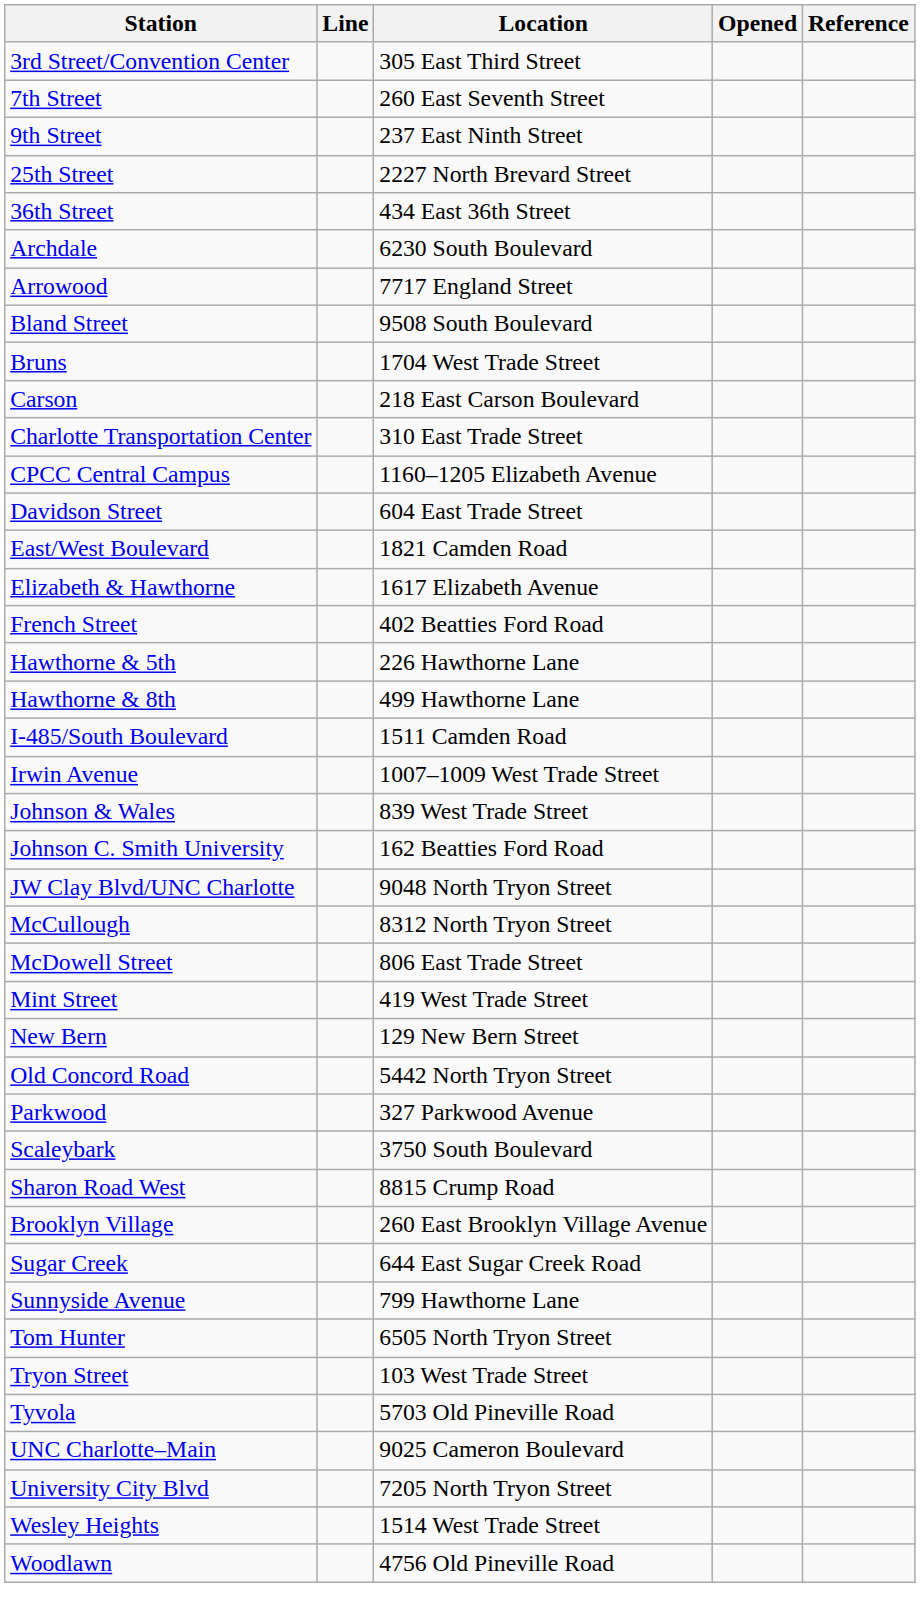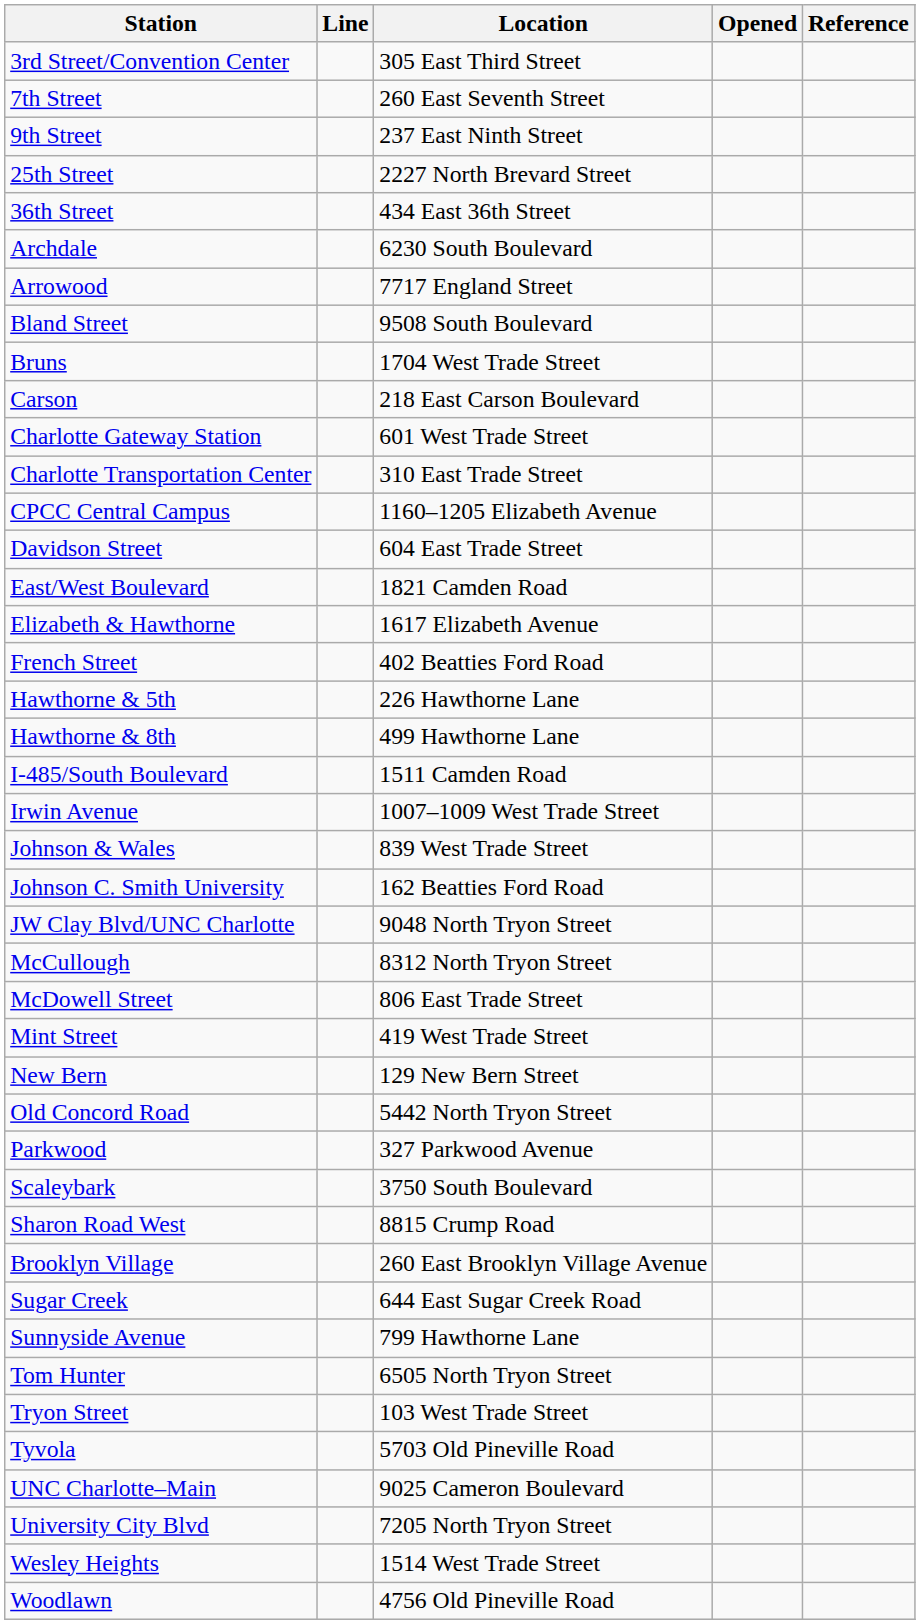+ row: (136, 436)
